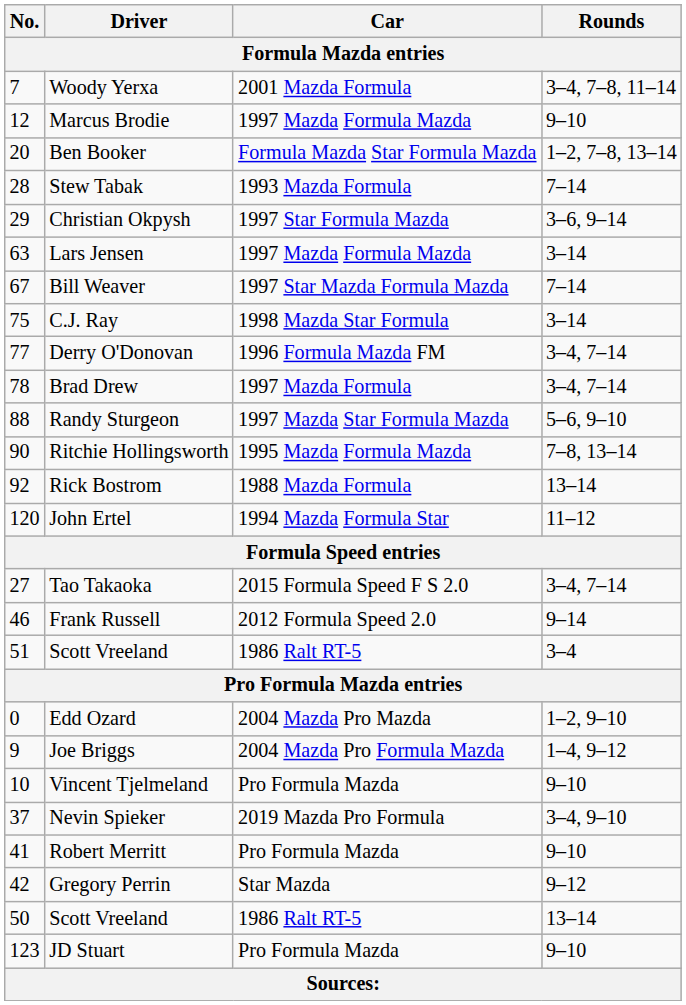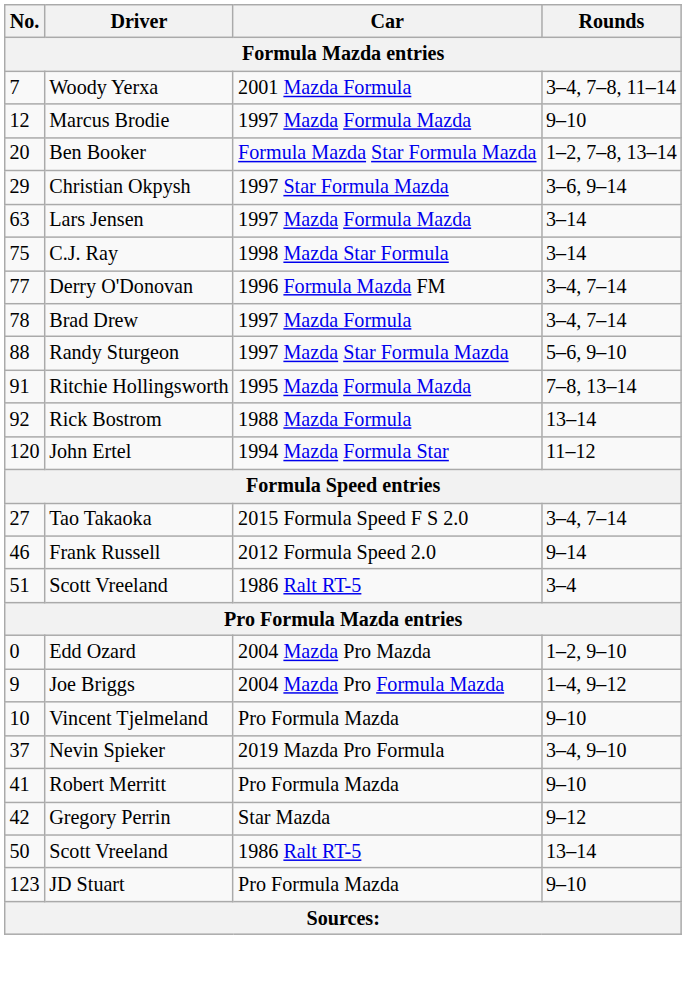- row: (96, 186)
- row: (97, 286)
(20, 452) 90 -> (20, 385) 91
